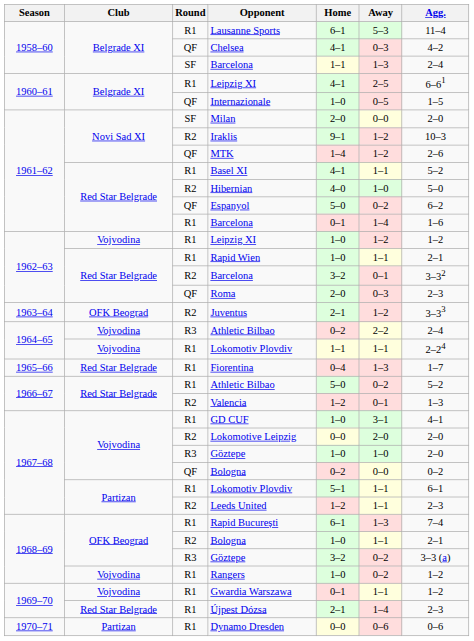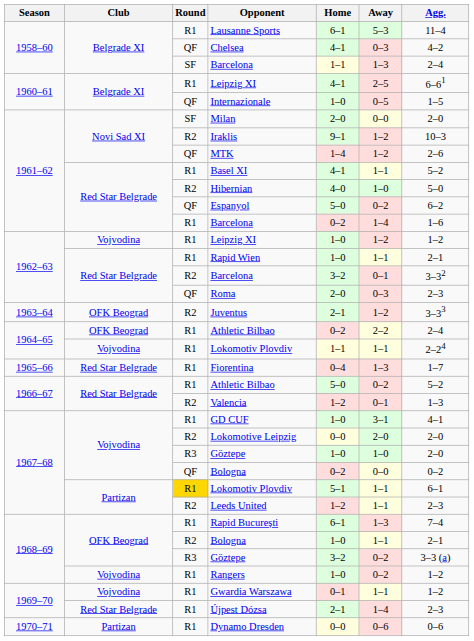(338, 222) 0–1 -> (338, 222) 0–2
(119, 330) Vojvodina -> (119, 330) OFK Beograd
(190, 330) R3 -> (190, 330) R1
(190, 488) no background -> (190, 488) gold background
